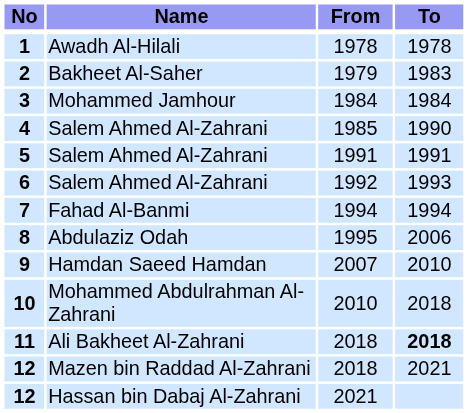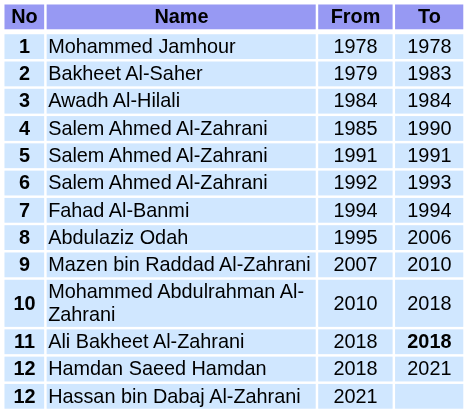(114, 46) Awadh Al-Hilali -> (142, 46) Mohammed Jamhour
(142, 101) Mohammed Jamhour -> (114, 101) Awadh Al-Hilali
(157, 264) Hamdan Saeed Hamdan -> (179, 264) Mazen bin Raddad Al-Zahrani
(179, 368) Mazen bin Raddad Al-Zahrani -> (157, 368) Hamdan Saeed Hamdan
